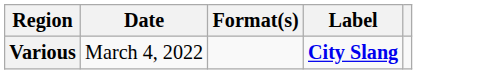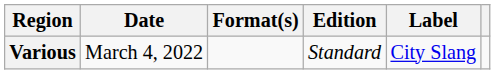+ column: (345, 20)
(353, 52) bold -> (433, 52) normal
